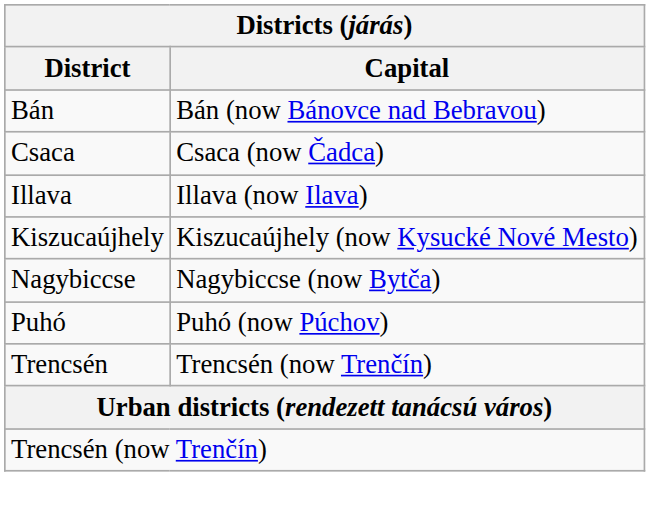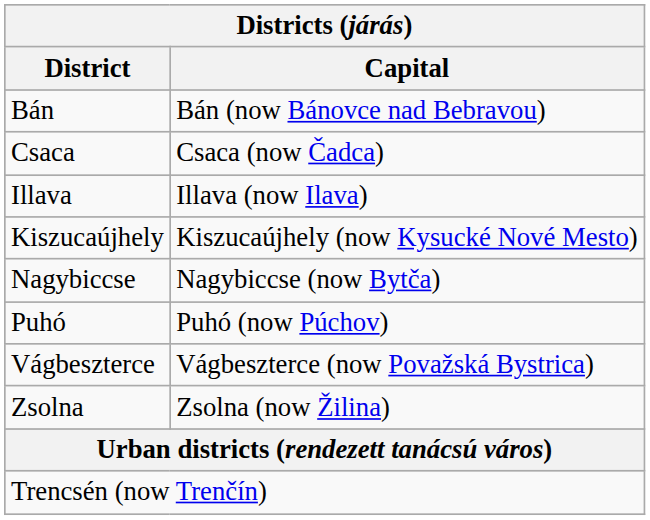- row: (59, 364)
+ row: (83, 364)
+ row: (47, 407)
